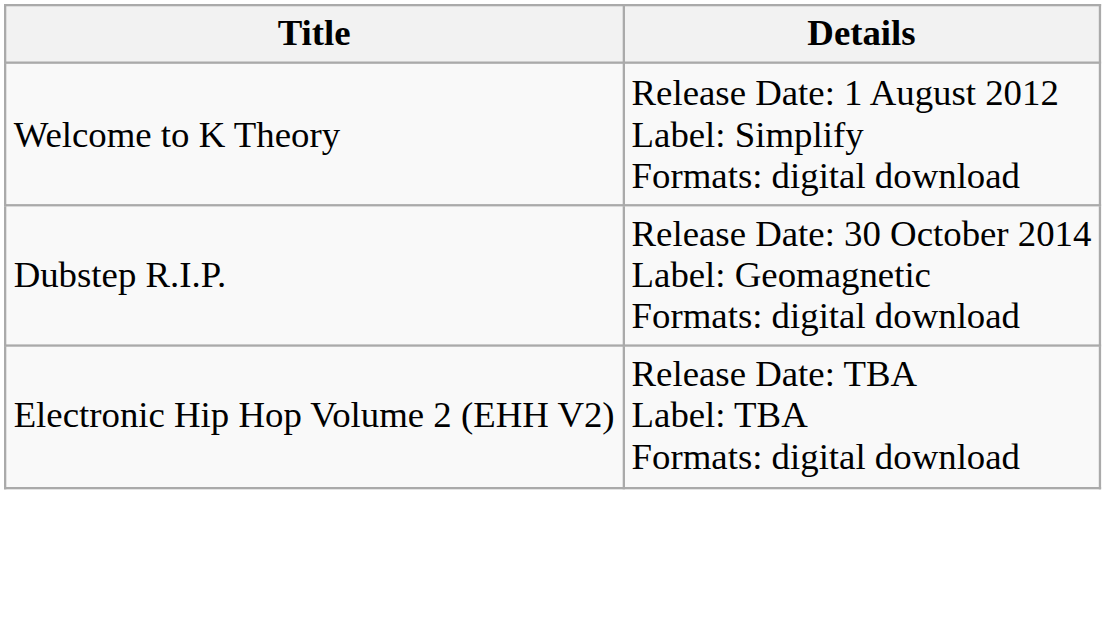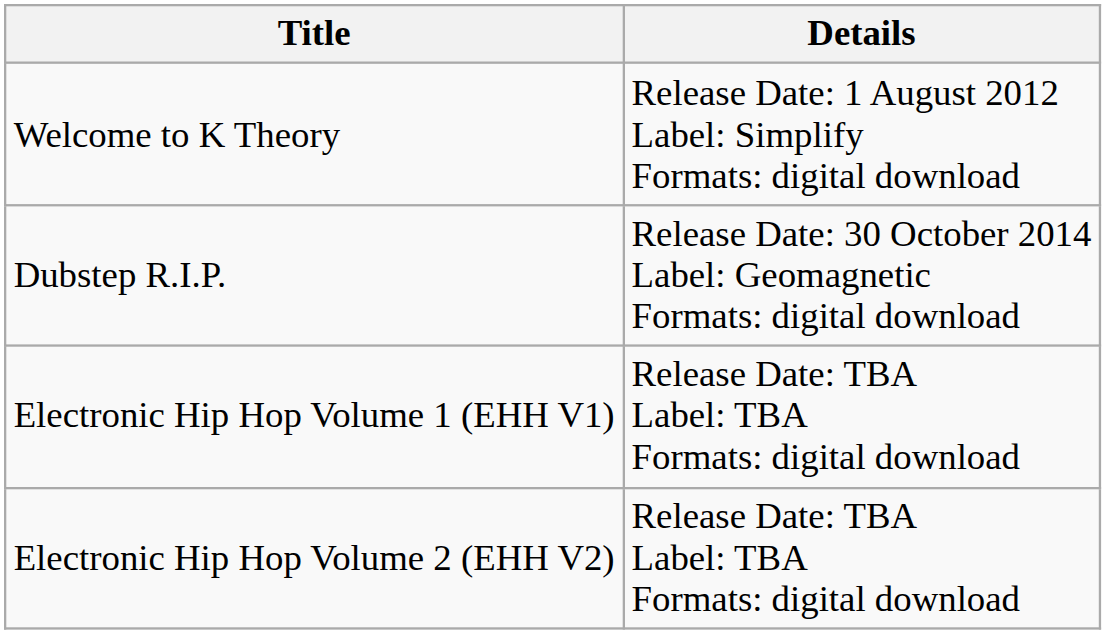+ row: (314, 415)
